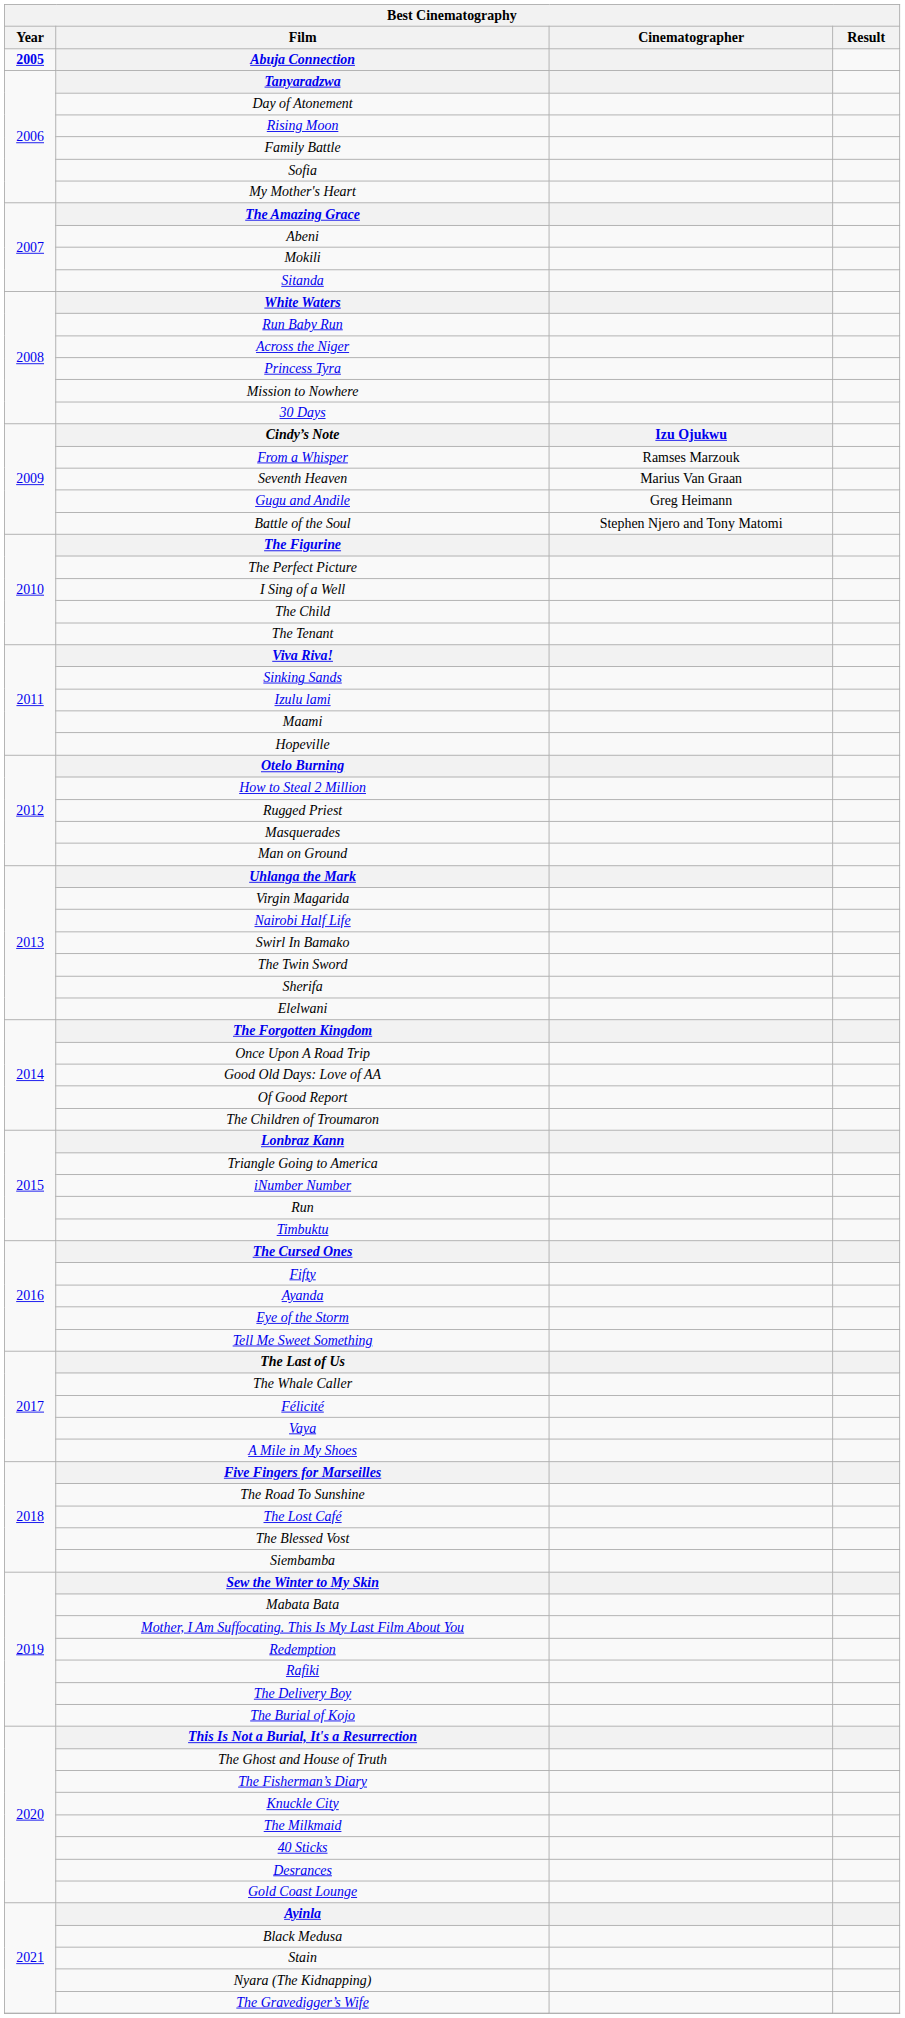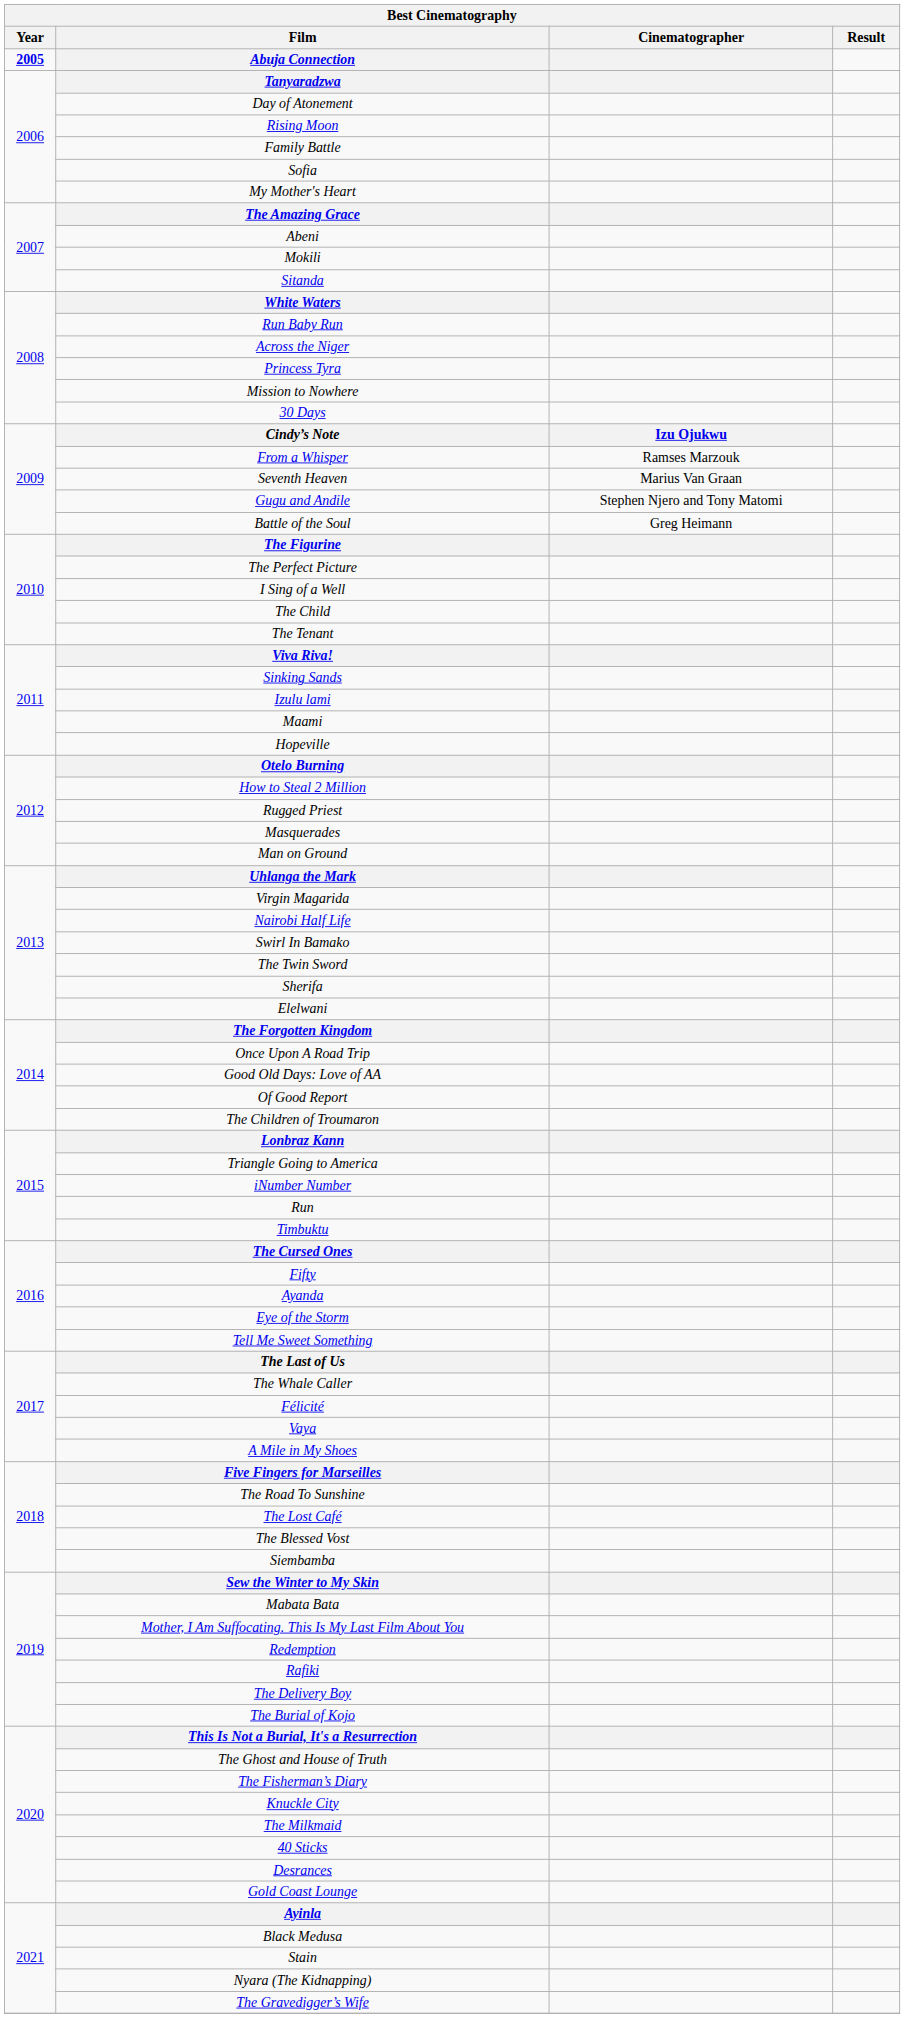(691, 501) Greg Heimann -> (691, 501) Stephen Njero and Tony Matomi
(691, 523) Stephen Njero and Tony Matomi -> (691, 523) Greg Heimann
